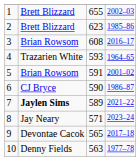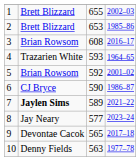(96, 27) 623 -> (96, 27) 653
(96, 73) 591 -> (96, 73) 592
(96, 118) 571 -> (96, 118) 577
